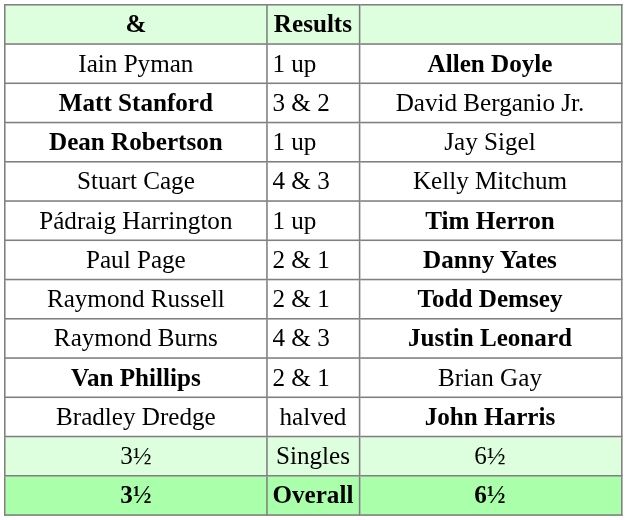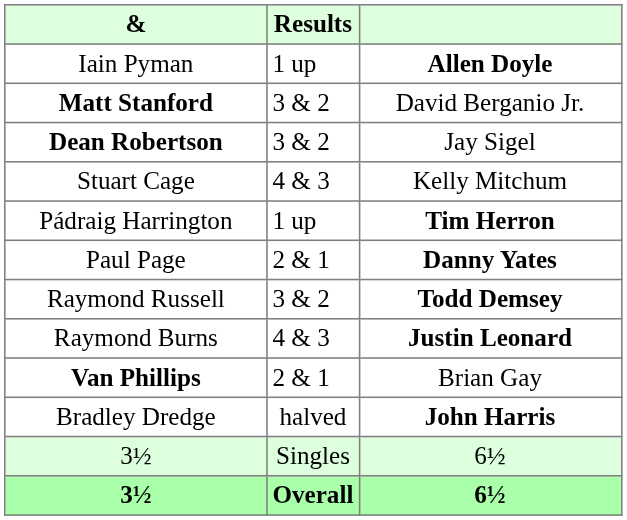(294, 141) 1 up -> (301, 141) 3 & 2
(301, 298) 2 & 1 -> (301, 298) 3 & 2
